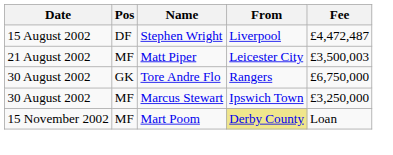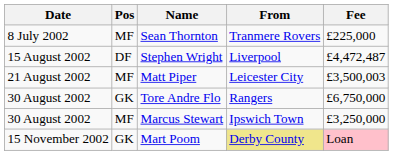+ row: (179, 35)
(124, 118) MF -> (124, 139) GK
(323, 118) no background -> (340, 139) pink background
